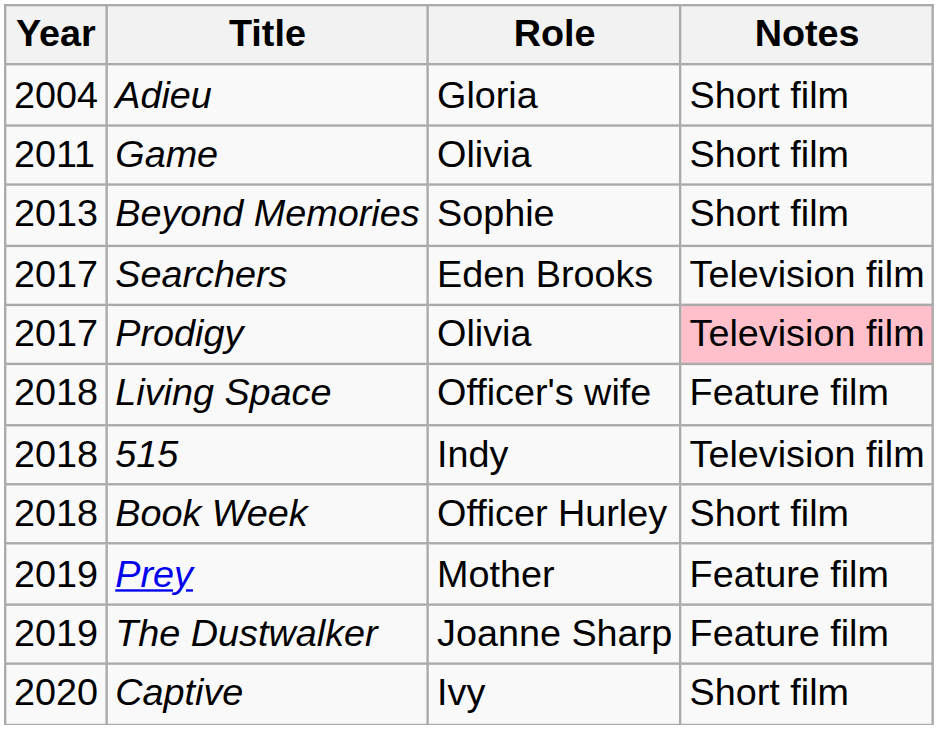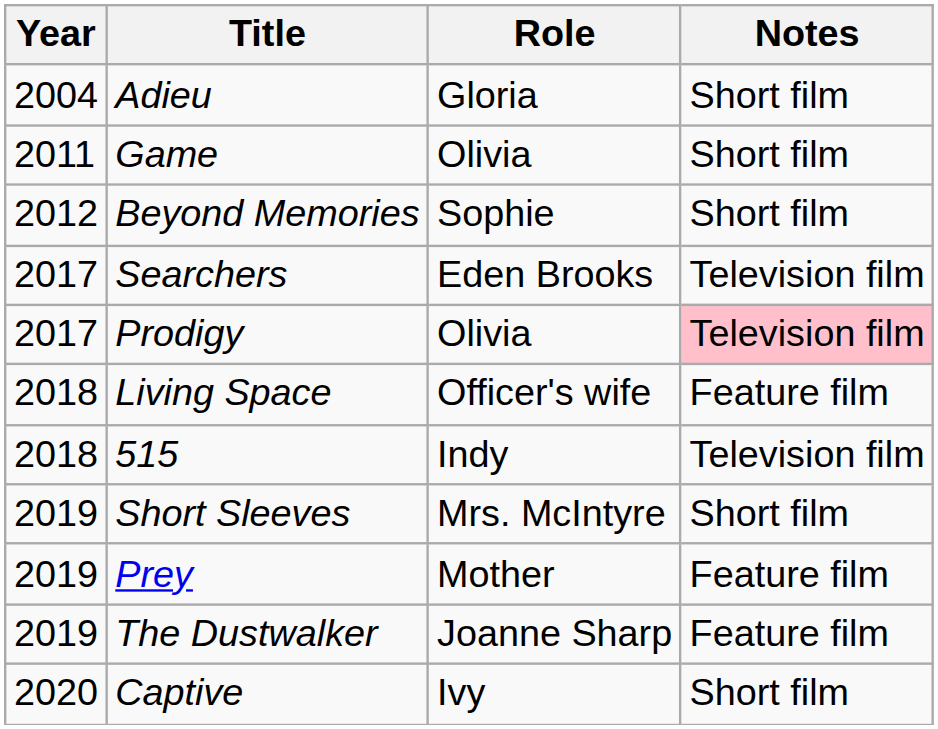(56, 214) 2013 -> (56, 214) 2012
- row: (211, 513)
+ row: (233, 513)
